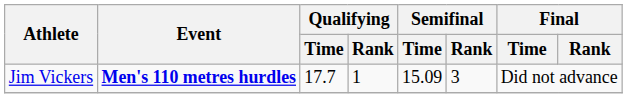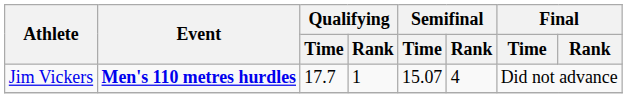(422, 78) 15.09 -> (422, 78) 15.07
(455, 78) 3 -> (455, 78) 4
